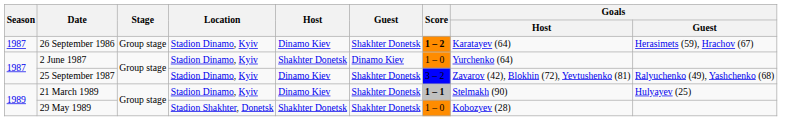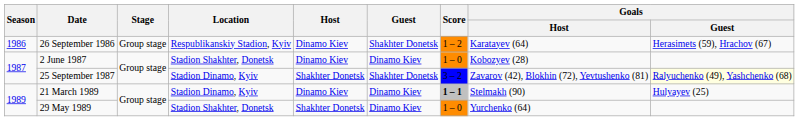(16, 43) 1987 -> (16, 43) 1986
(214, 43) Stadion Dinamo, Kyiv -> (231, 43) Respublikanskiy Stadion, Kyiv
(435, 43) bold -> (452, 43) normal
(214, 59) Stadion Dinamo, Kyiv -> (222, 59) Stadion Shakhter, Donetsk
(313, 59) Shakhter Donetsk -> (322, 59) Dinamo Kiev
(483, 59) Yurchenko (64) -> (499, 59) Kobozyev (28)
(304, 75) Dinamo Kiev -> (330, 75) Shakhter Donetsk
(705, 75) no background -> (722, 75) lightyellow background
(386, 91) Shakhter Donetsk -> (395, 91) Dinamo Kiev
(386, 107) Shakhter Donetsk -> (395, 107) Dinamo Kiev
(482, 107) Kobozyev (28) -> (500, 107) Yurchenko (64)
